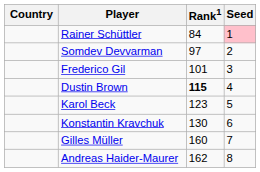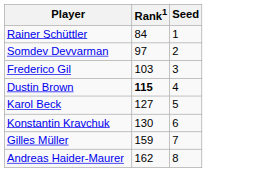- column: (31, 14)
(230, 34) pink background -> (175, 34) no background
(198, 69) 101 -> (144, 69) 103
(198, 105) 123 -> (144, 105) 127
(198, 140) 160 -> (144, 140) 159
